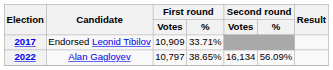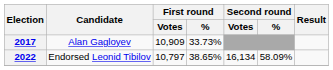(100, 42) Endorsed Leonid Tibilov -> (100, 42) Alan Gagloyev
(205, 42) 33.71% -> (205, 42) 33.73%
(100, 57) Alan Gagloyev -> (100, 57) Endorsed Leonid Tibilov
(276, 57) 56.09% -> (276, 57) 58.09%
